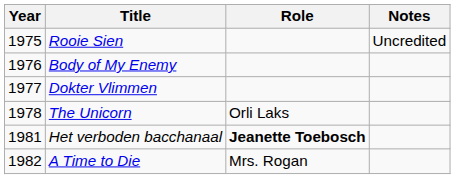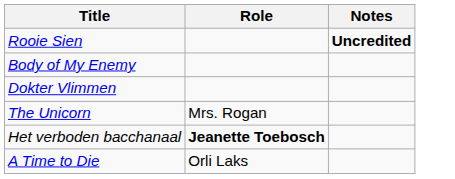- column: (25, 16)
(409, 40) normal -> (371, 40) bold
(259, 112) Orli Laks -> (228, 112) Mrs. Rogan
(268, 161) Mrs. Rogan -> (218, 161) Orli Laks
